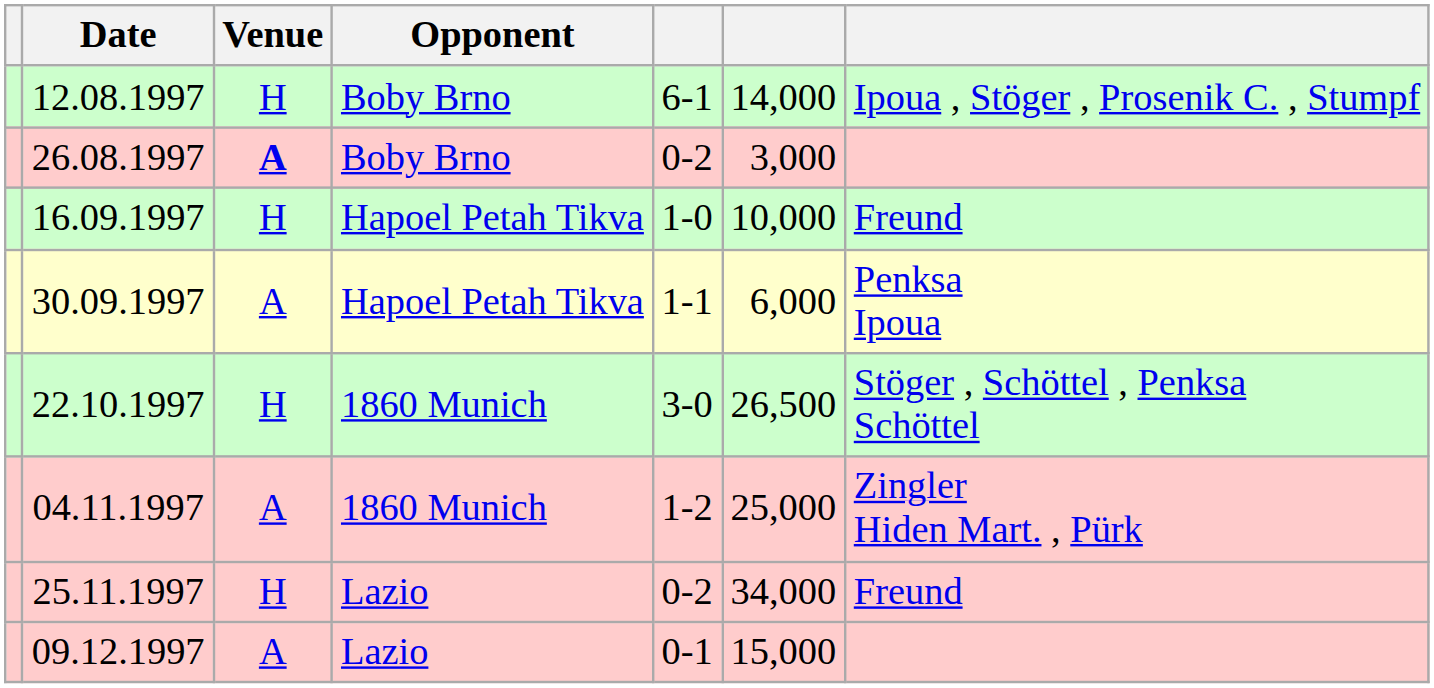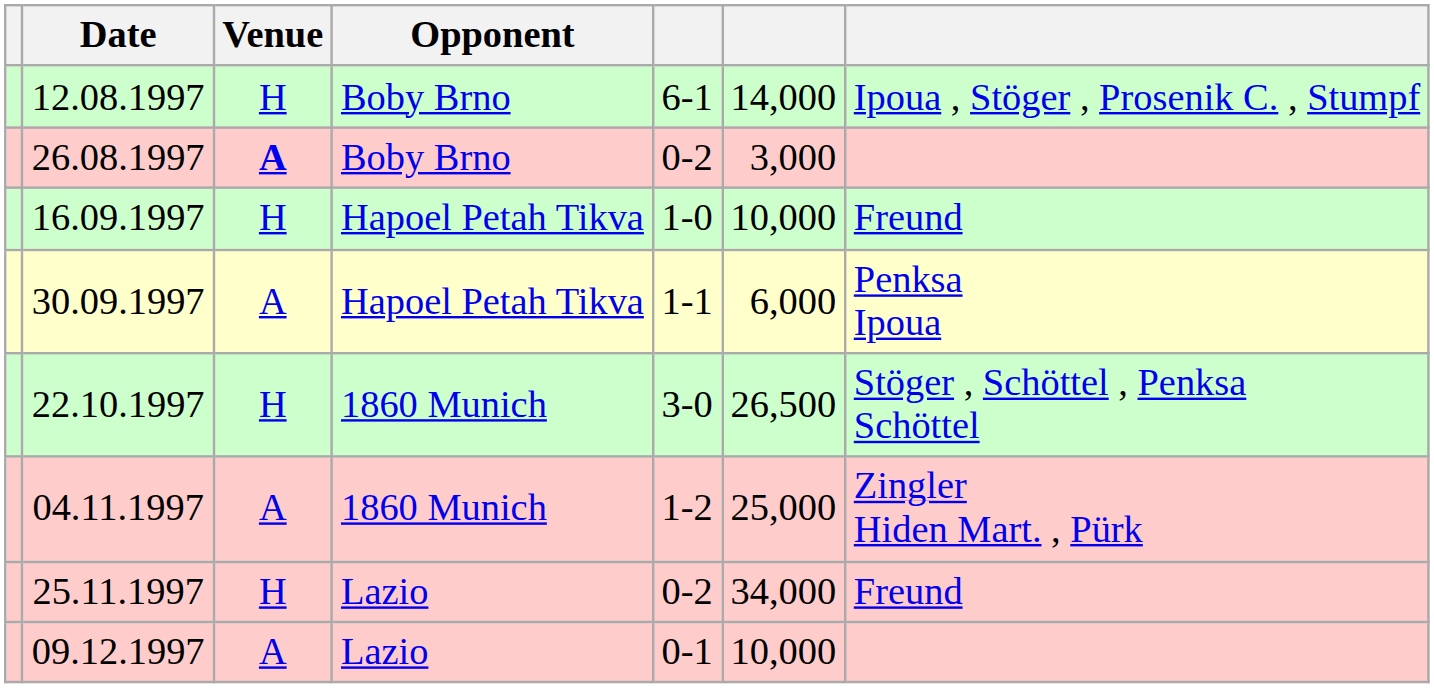(783, 651) 15,000 -> (783, 651) 10,000
